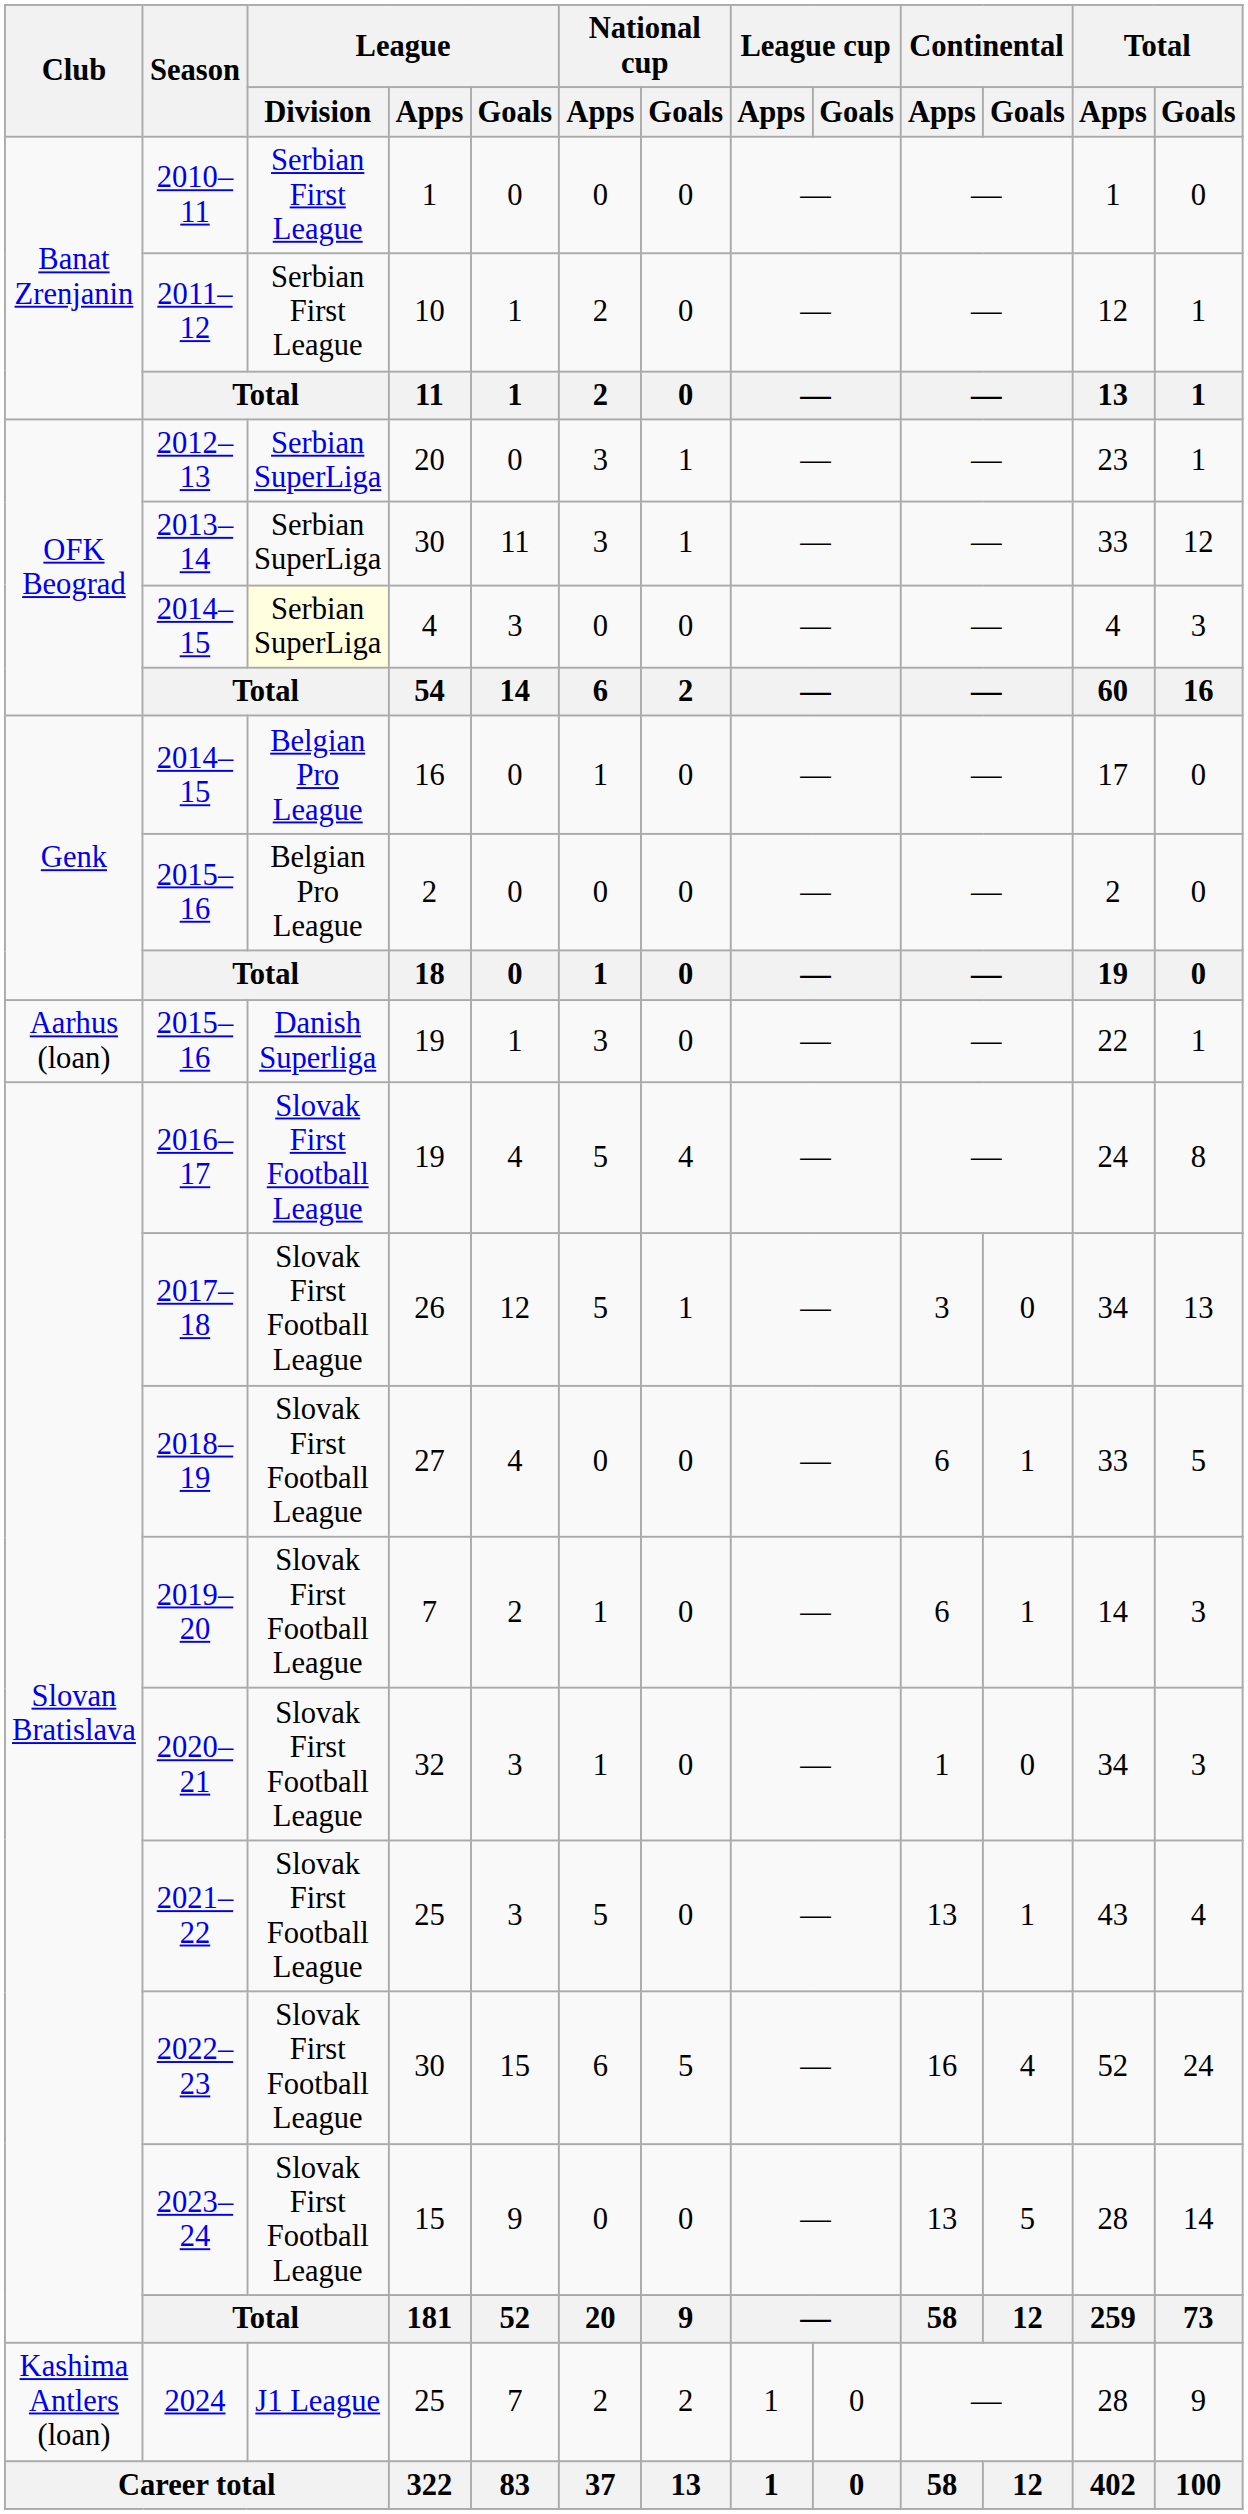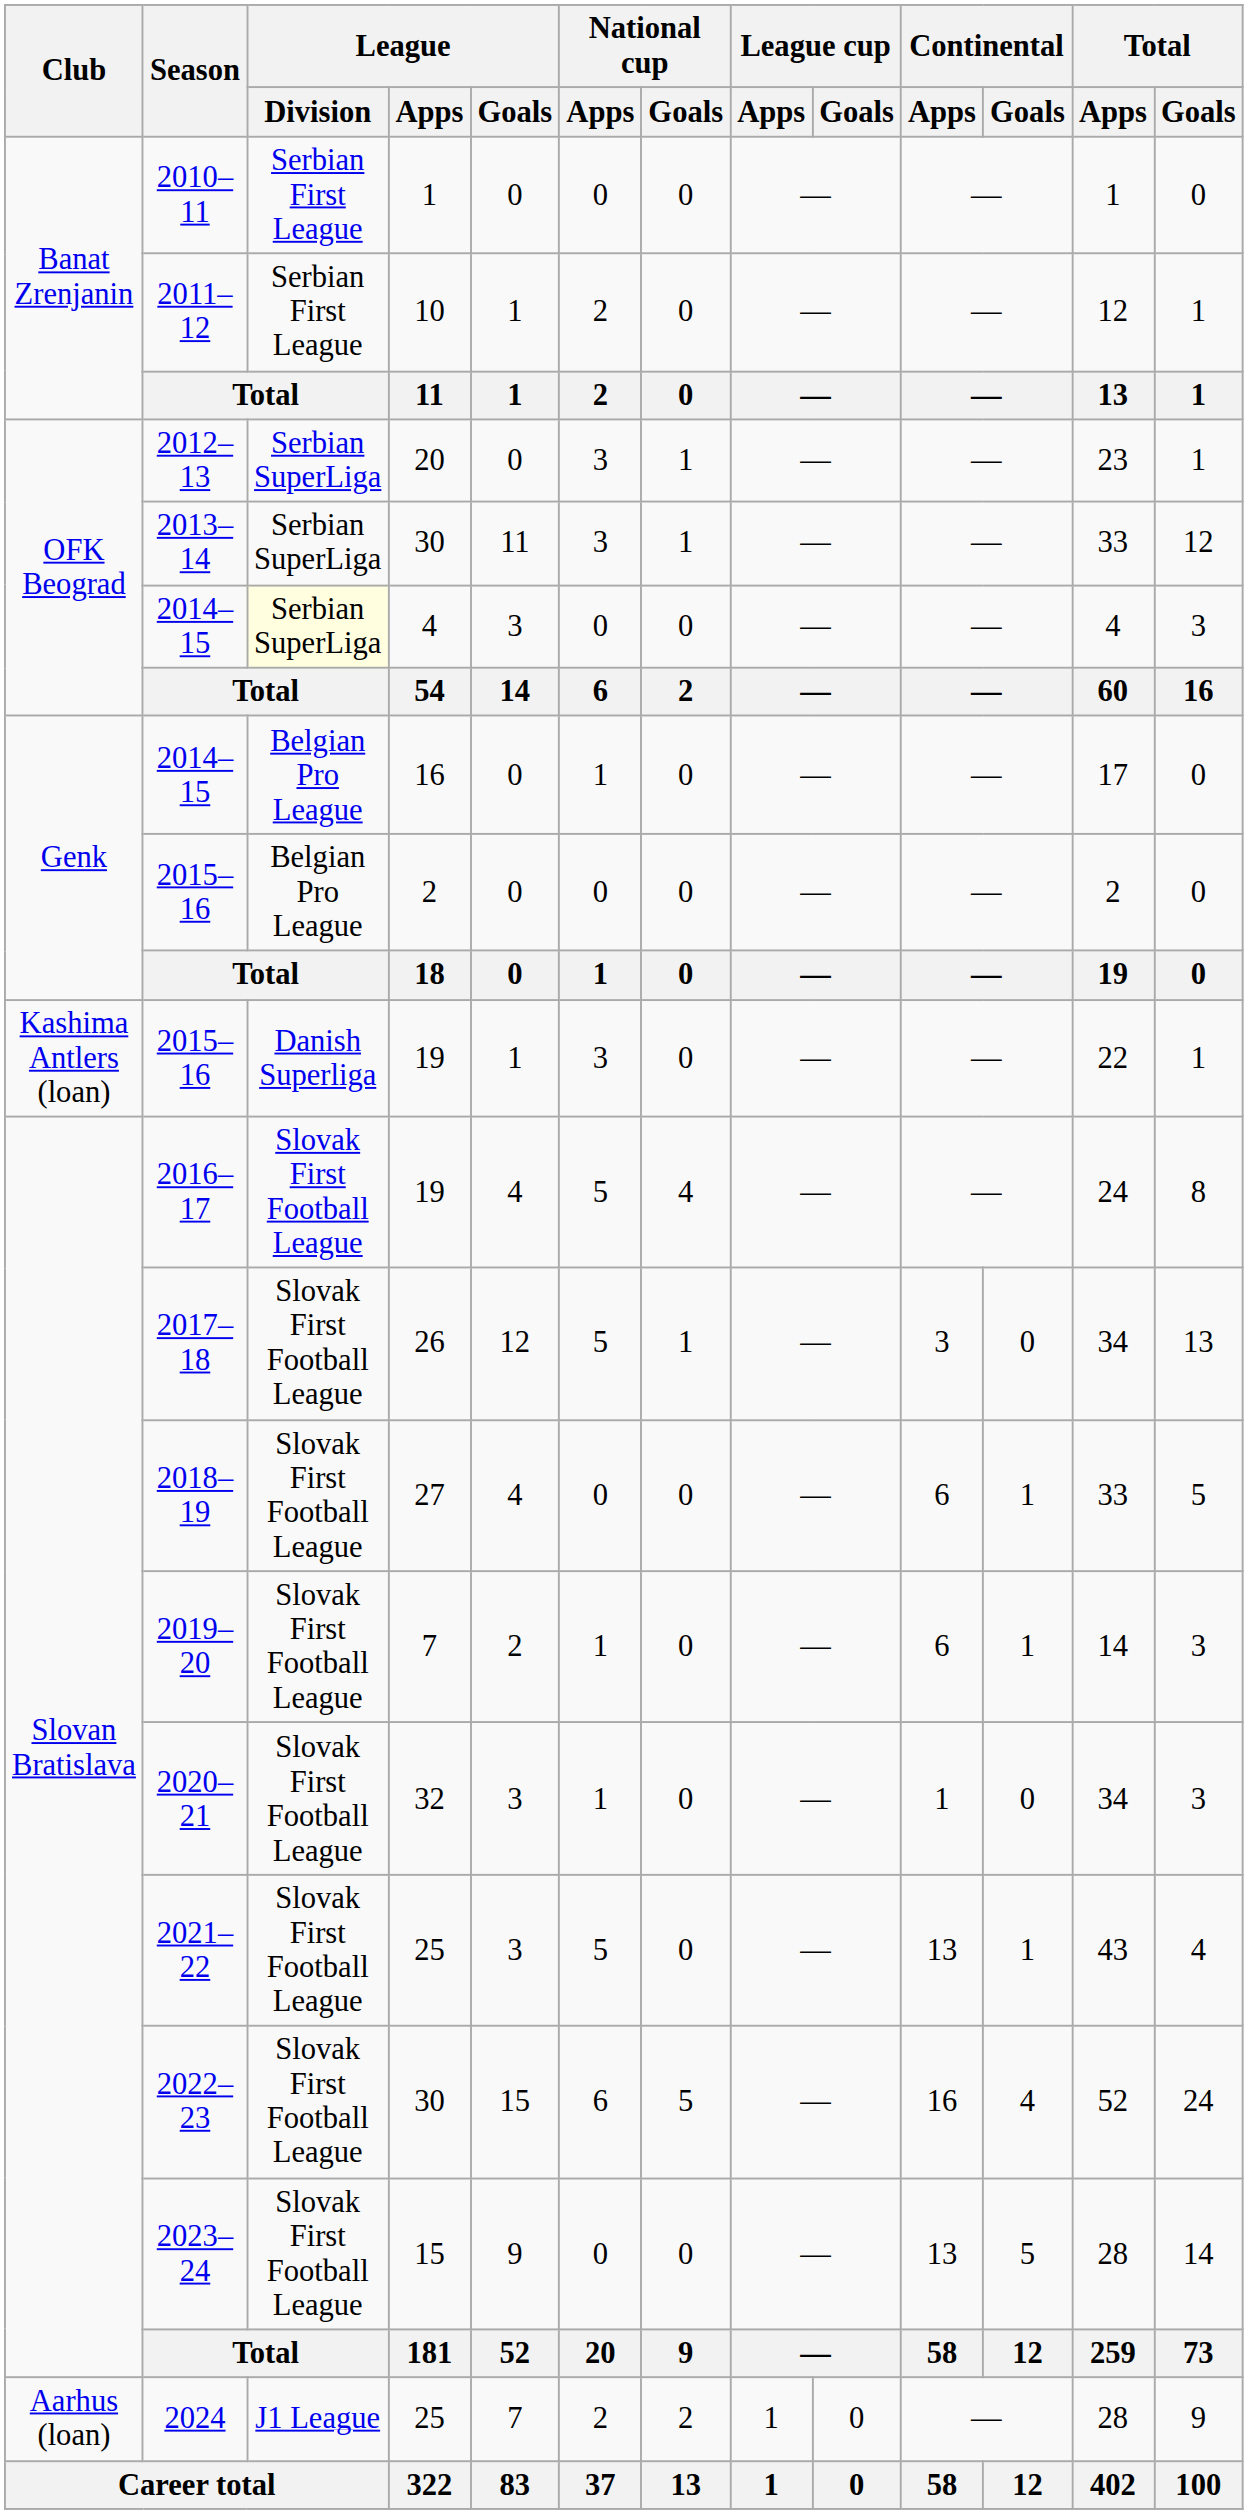(74, 1040) Aarhus (loan) -> (74, 1057) Kashima Antlers (loan)
(74, 2401) Kashima Antlers (loan) -> (74, 2418) Aarhus (loan)
